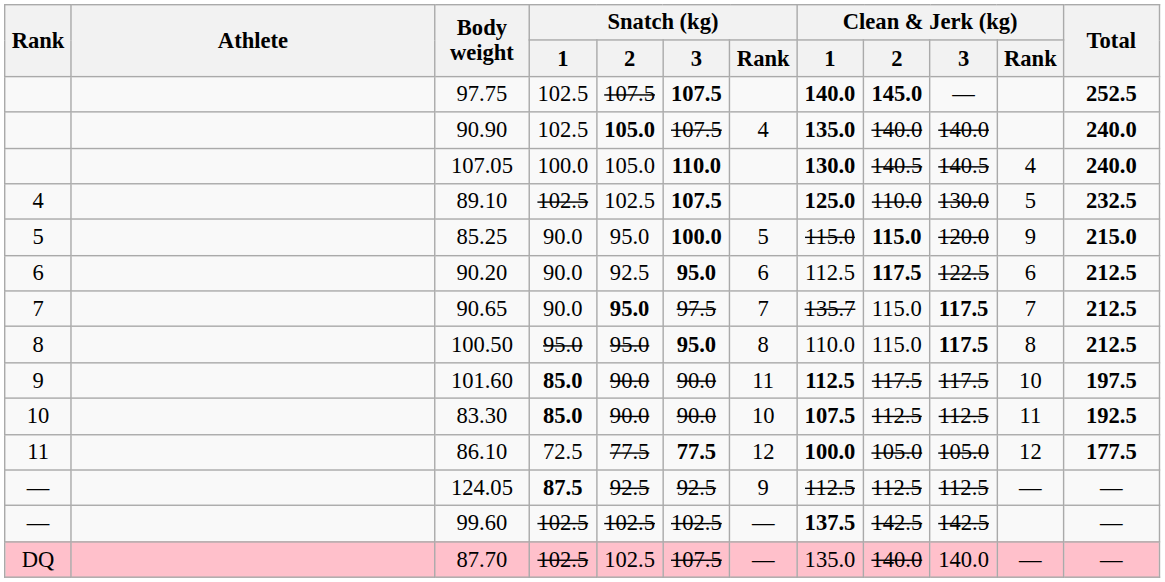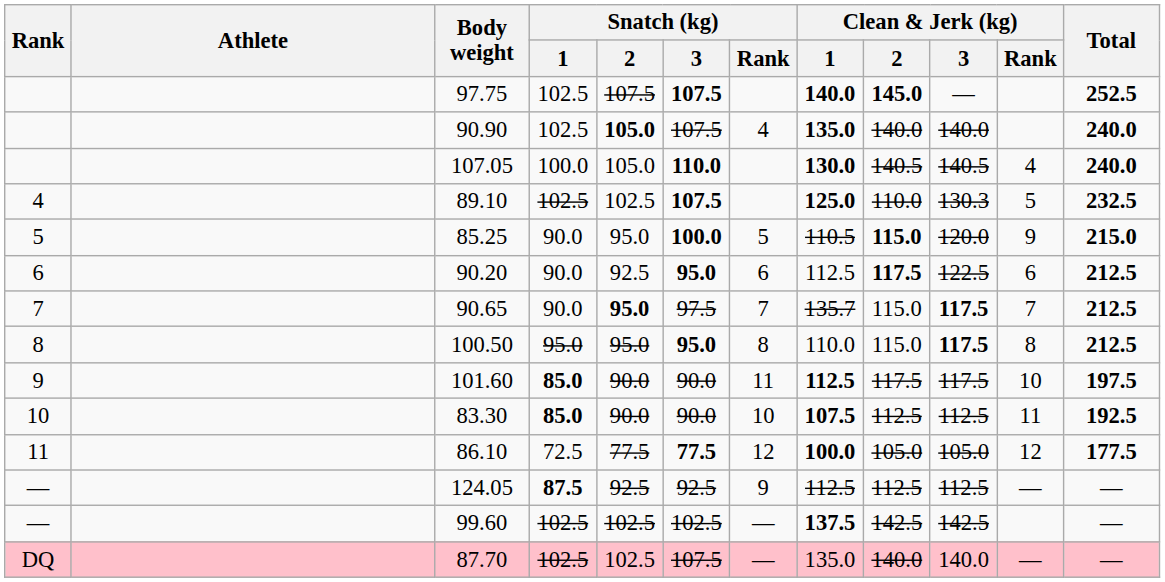(964, 201) 130.0 -> (964, 201) 130.3
(830, 237) 115.0 -> (830, 237) 110.5
